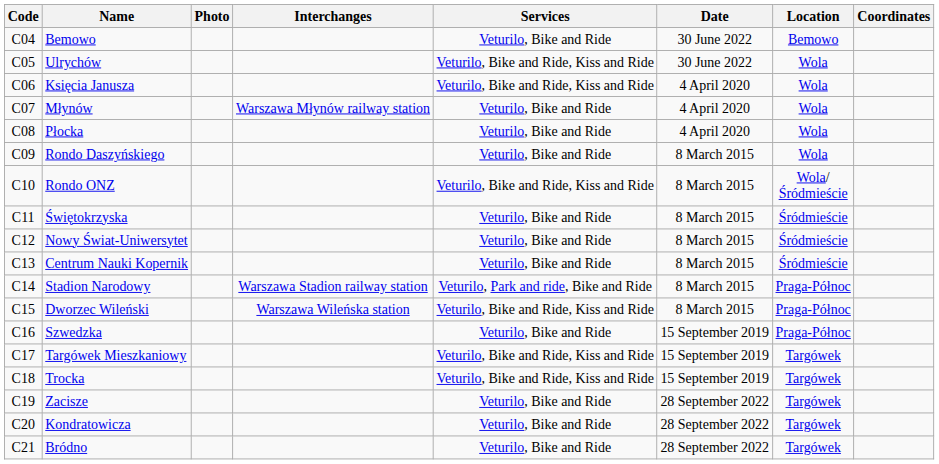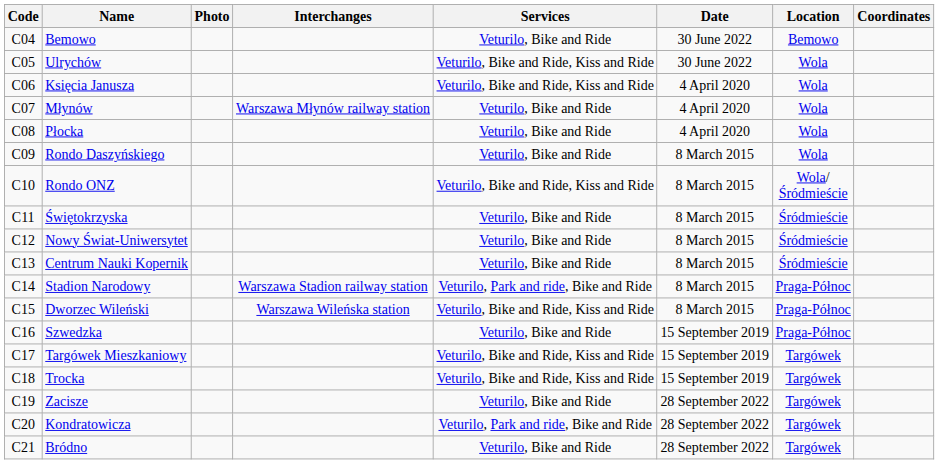(545, 424) Veturilo, Bike and Ride -> (545, 424) Veturilo, Park and ride, Bike and Ride
